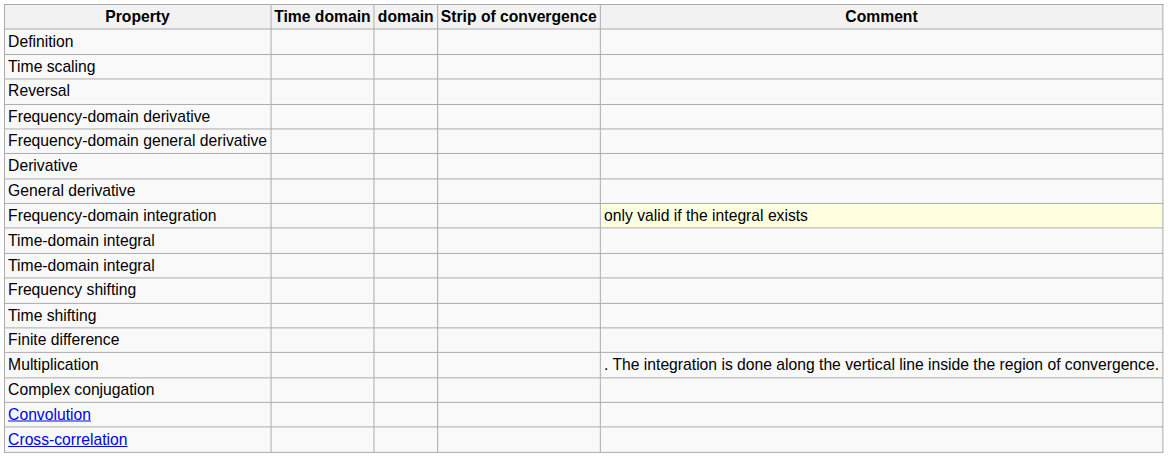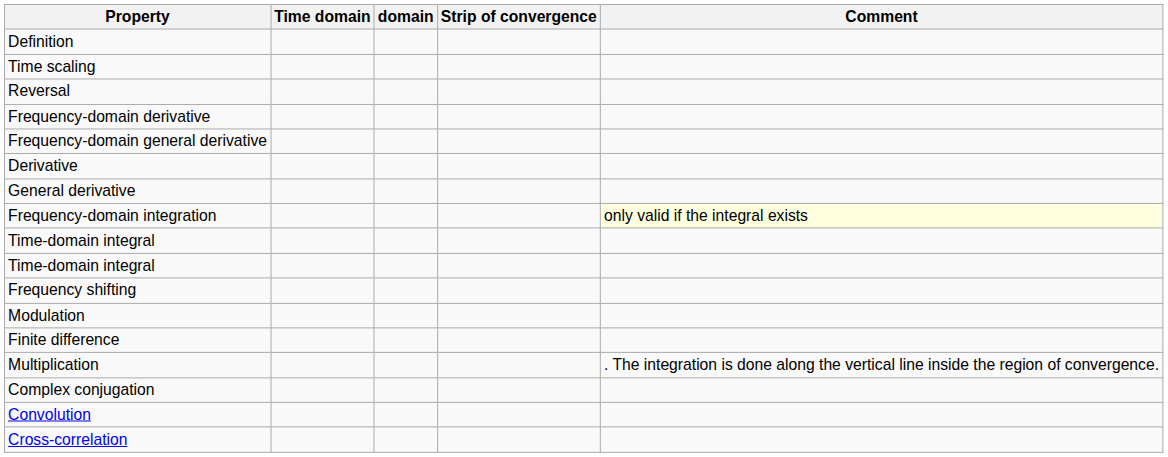- row: (52, 315)
+ row: (46, 315)
